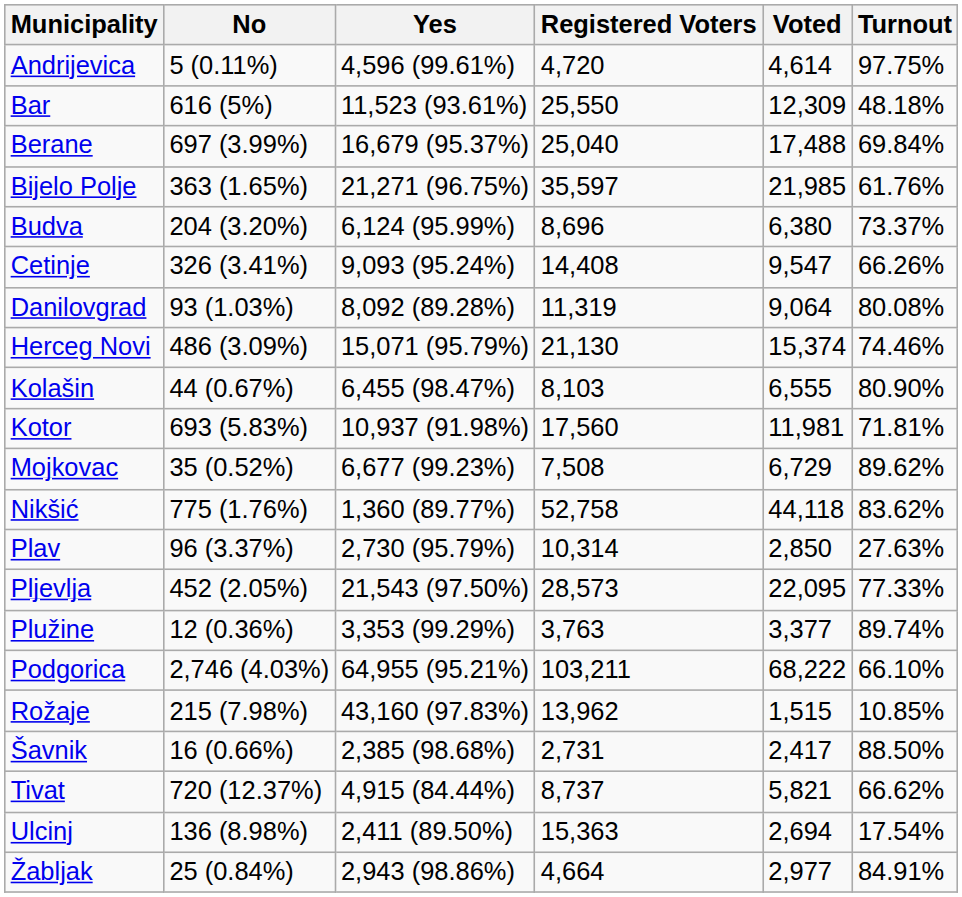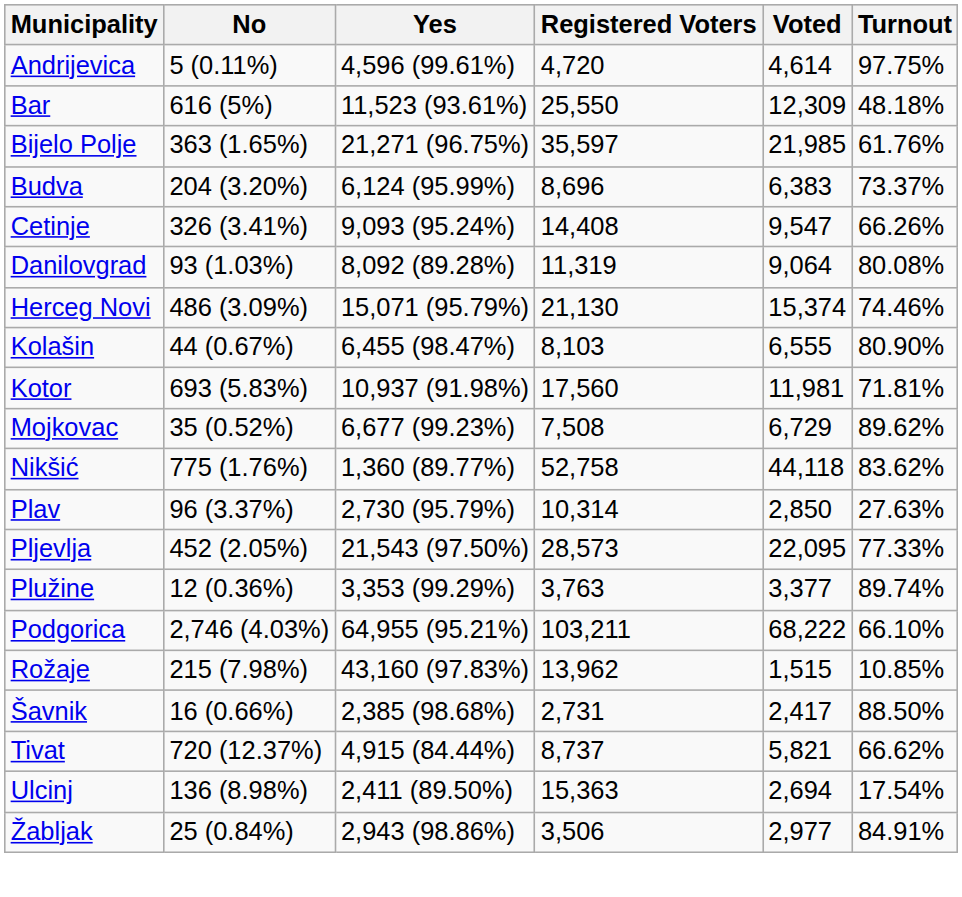- row: (52, 145)
(800, 226) 6,380 -> (800, 186) 6,383
(573, 871) 4,664 -> (573, 831) 3,506
